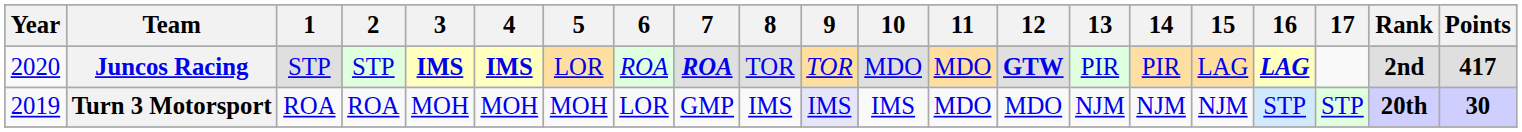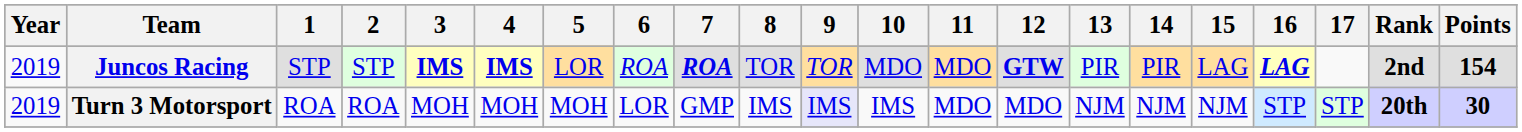(35, 66) 2020 -> (35, 66) 2019
(1478, 66) 417 -> (1478, 66) 154
